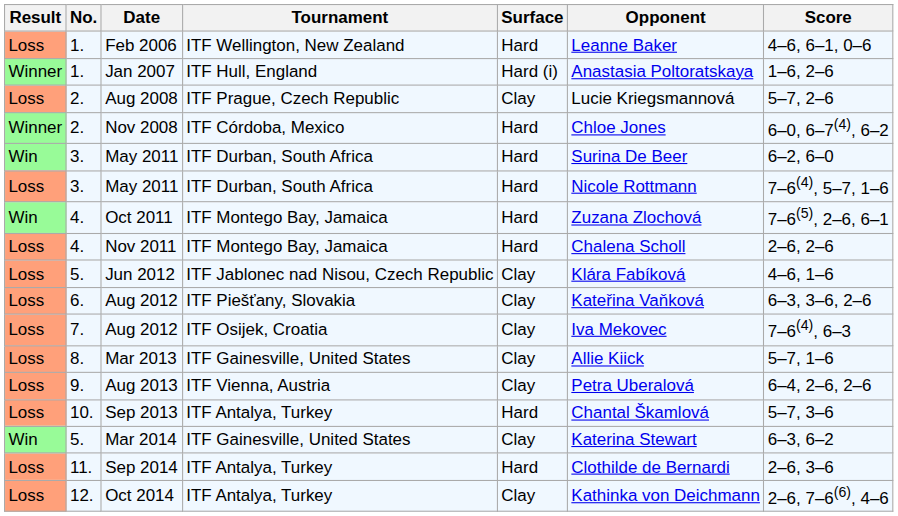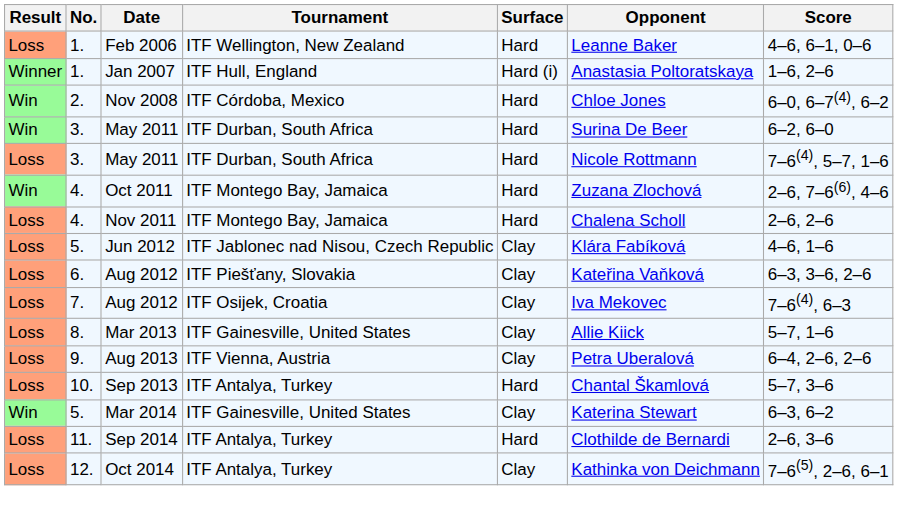- row: (77, 98)
(35, 127) Winner -> (23, 100) Win
(828, 217) 7–6(5), 2–6, 6–1 -> (828, 190) 2–6, 7–6(6), 4–6
(828, 495) 2–6, 7–6(6), 4–6 -> (828, 468) 7–6(5), 2–6, 6–1
